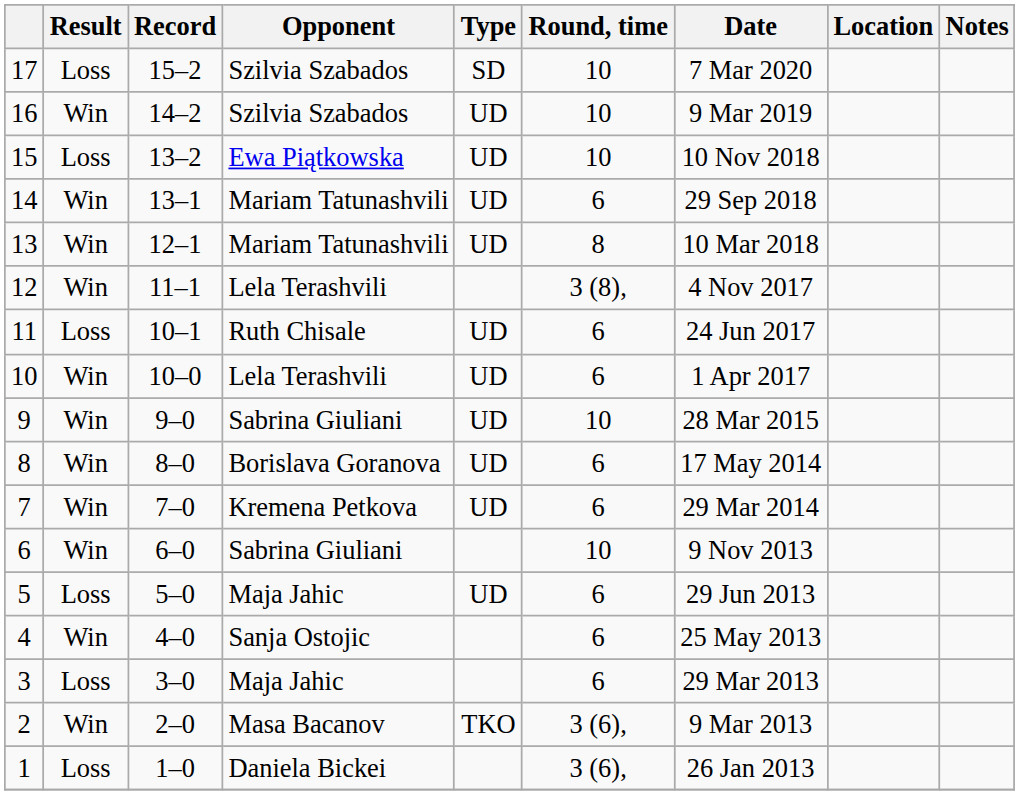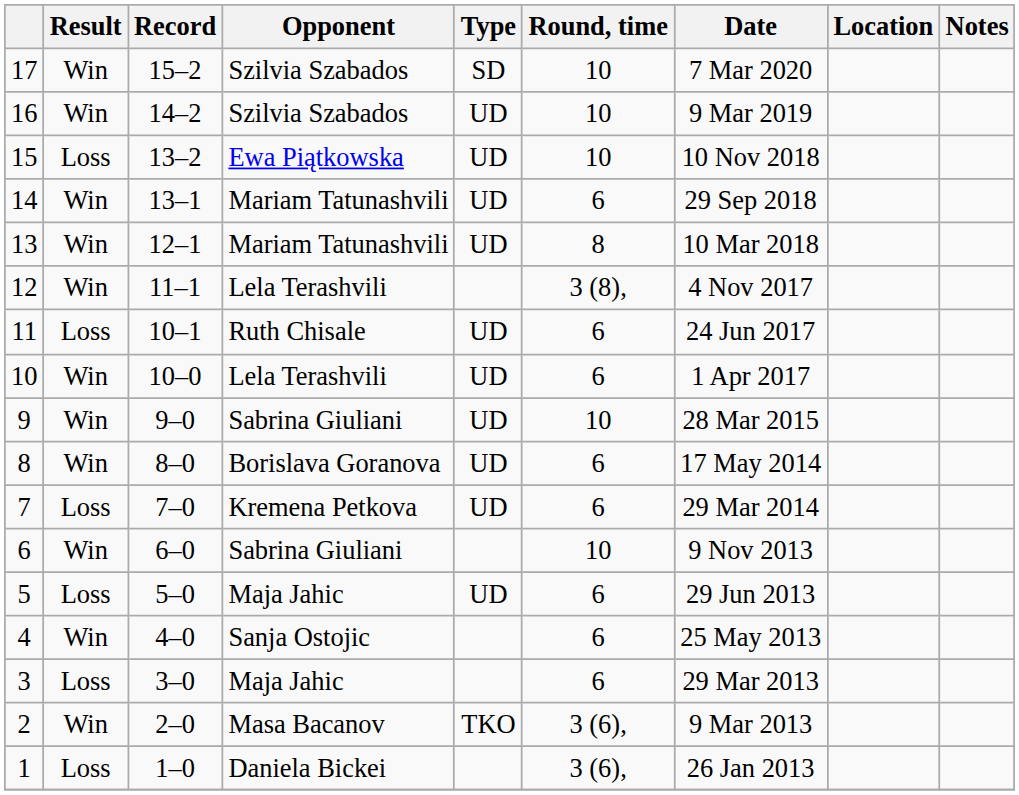(86, 70) Loss -> (86, 70) Win
(86, 506) Win -> (86, 506) Loss
